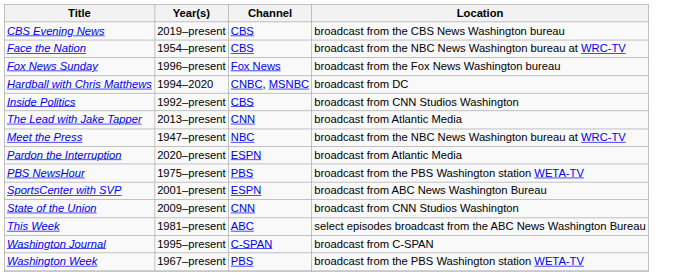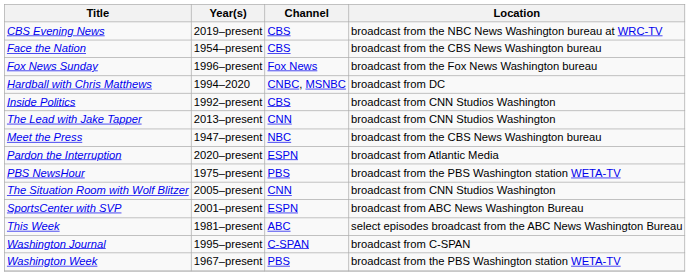(440, 31) broadcast from the CBS News Washington bureau -> (507, 31) broadcast from the NBC News Washington bureau at WRC-TV
(470, 48) broadcast from the NBC News Washington bureau at WRC-TV -> (476, 48) broadcast from the CBS News Washington bureau
(388, 119) broadcast from Atlantic Media -> (453, 119) broadcast from CNN Studios Washington
(470, 137) broadcast from the NBC News Washington bureau at WRC-TV -> (476, 137) broadcast from the CBS News Washington bureau
+ row: (98, 191)
- row: (52, 208)
